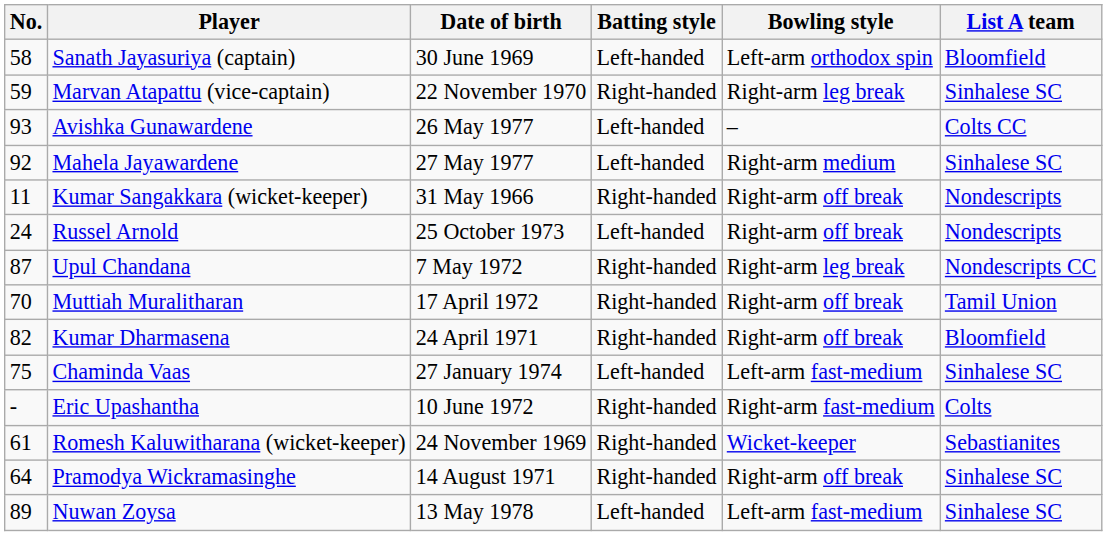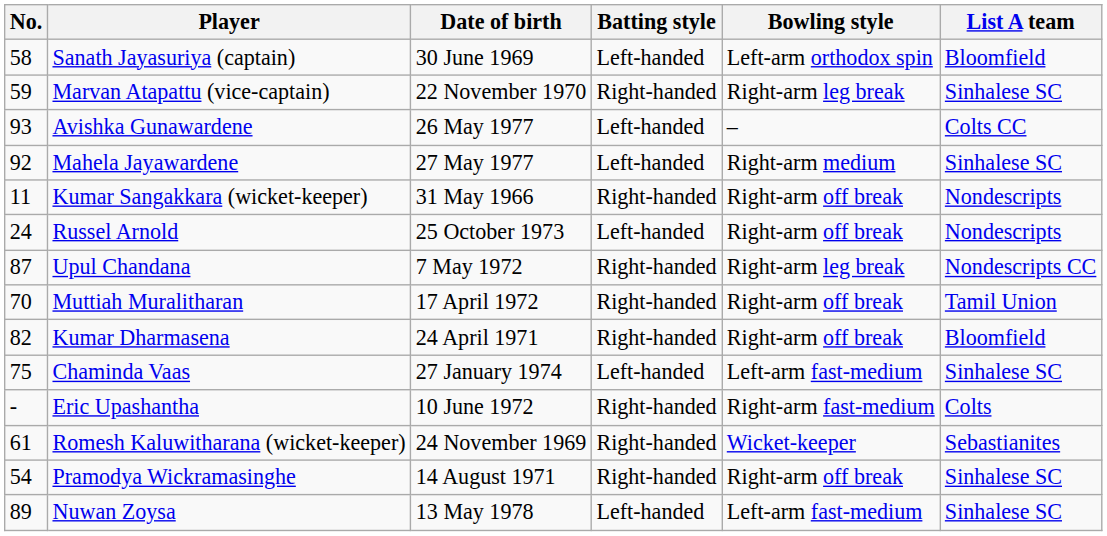(21, 477) 64 -> (21, 477) 54
